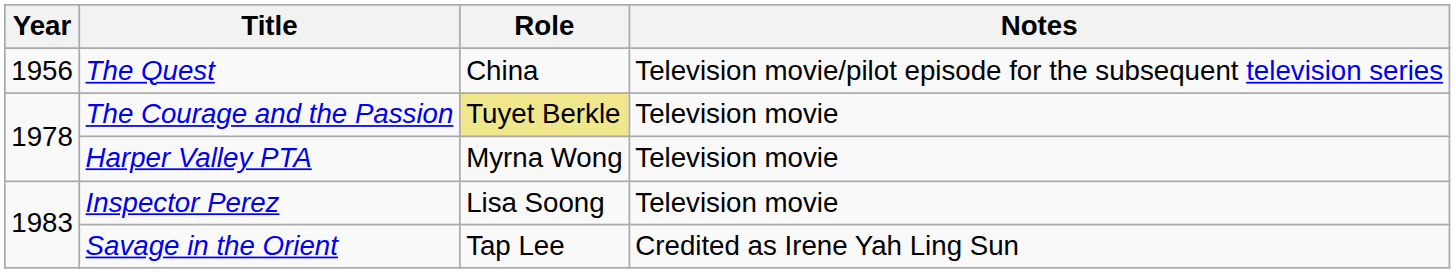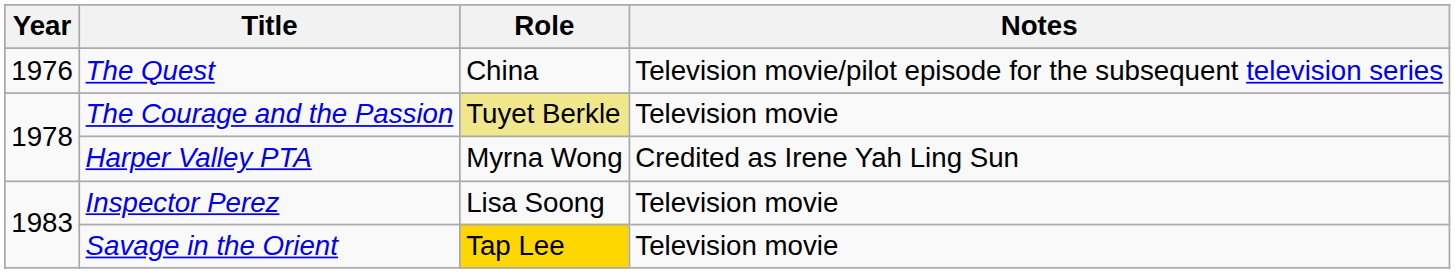(42, 70) 1956 -> (42, 70) 1976
(737, 158) Television movie -> (827, 158) Credited as Irene Yah Ling Sun
(515, 245) no background -> (515, 245) gold background
(827, 245) Credited as Irene Yah Ling Sun -> (737, 245) Television movie
